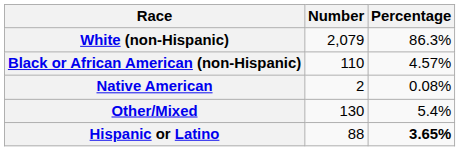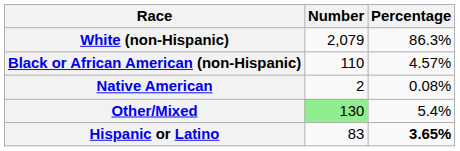(352, 110) no background -> (352, 110) lightgreen background
(356, 134) 88 -> (356, 134) 83
